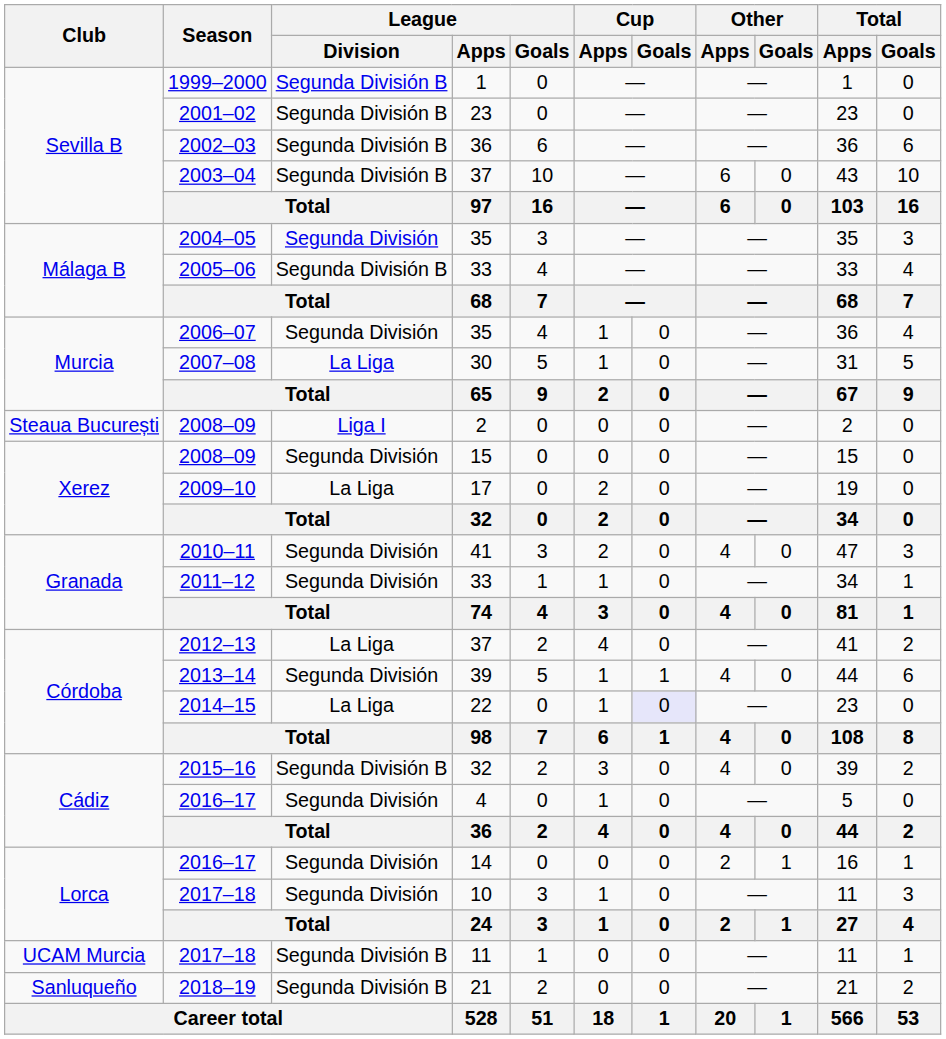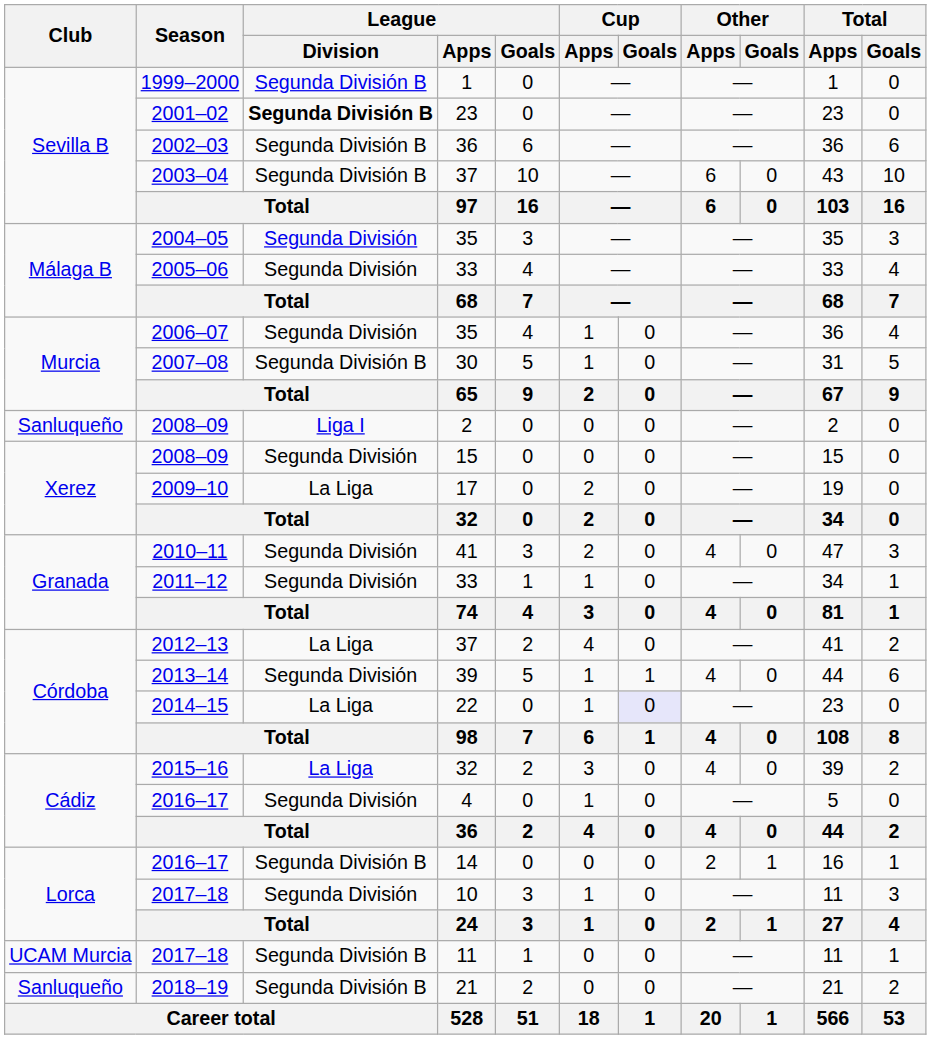(362, 113) normal -> (341, 113) bold
(362, 269) Segunda División B -> (341, 269) Segunda División
(362, 363) La Liga -> (341, 363) Segunda División B
(84, 425) Steaua București -> (70, 425) Sanluqueño
(362, 769) Segunda División B -> (341, 769) La Liga
(362, 862) Segunda División -> (341, 862) Segunda División B
